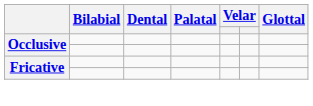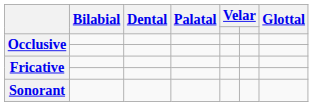+ row: (37, 90)
